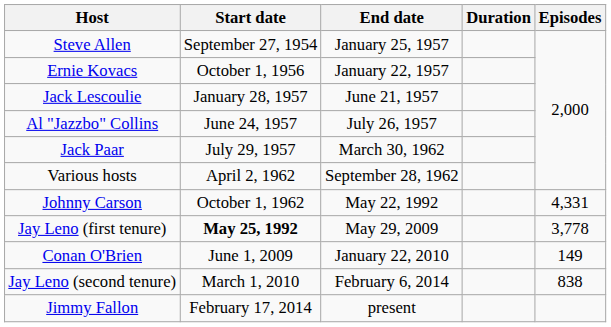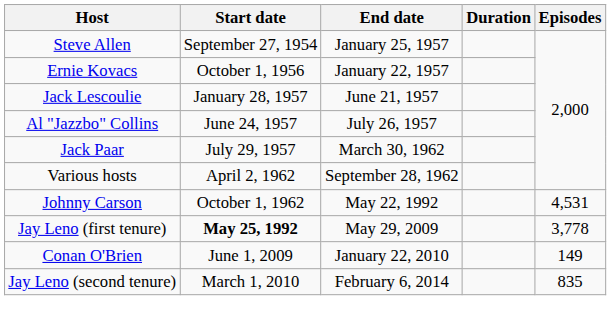(570, 202) 4,331 -> (570, 202) 4,531
(570, 281) 838 -> (570, 281) 835
- row: (92, 307)
